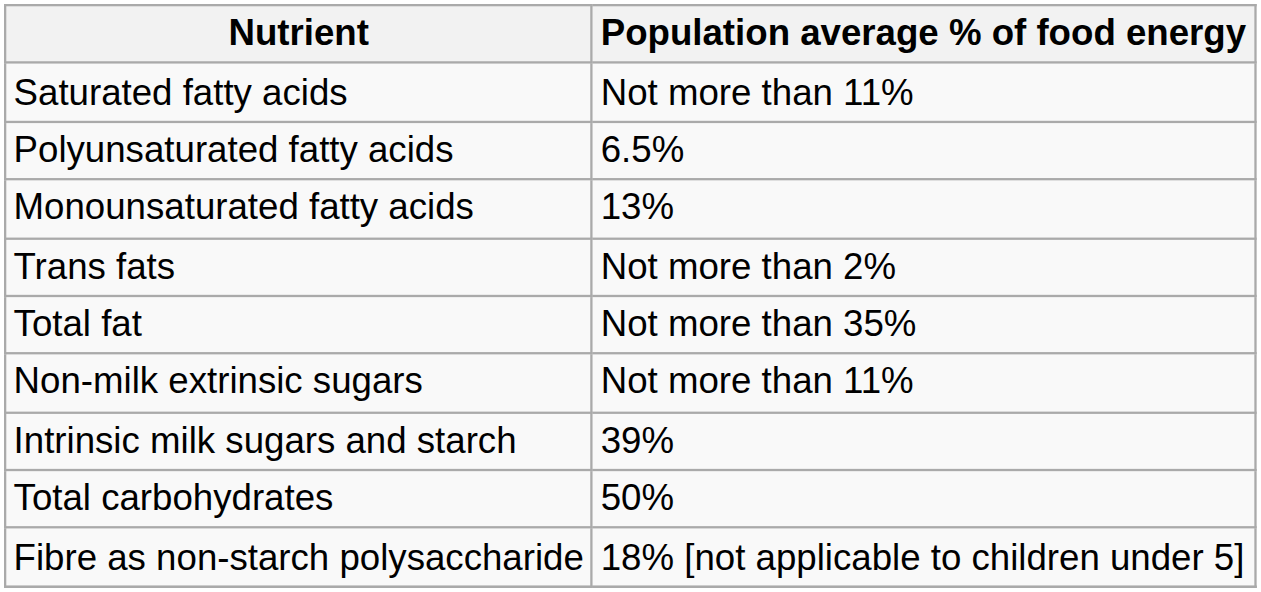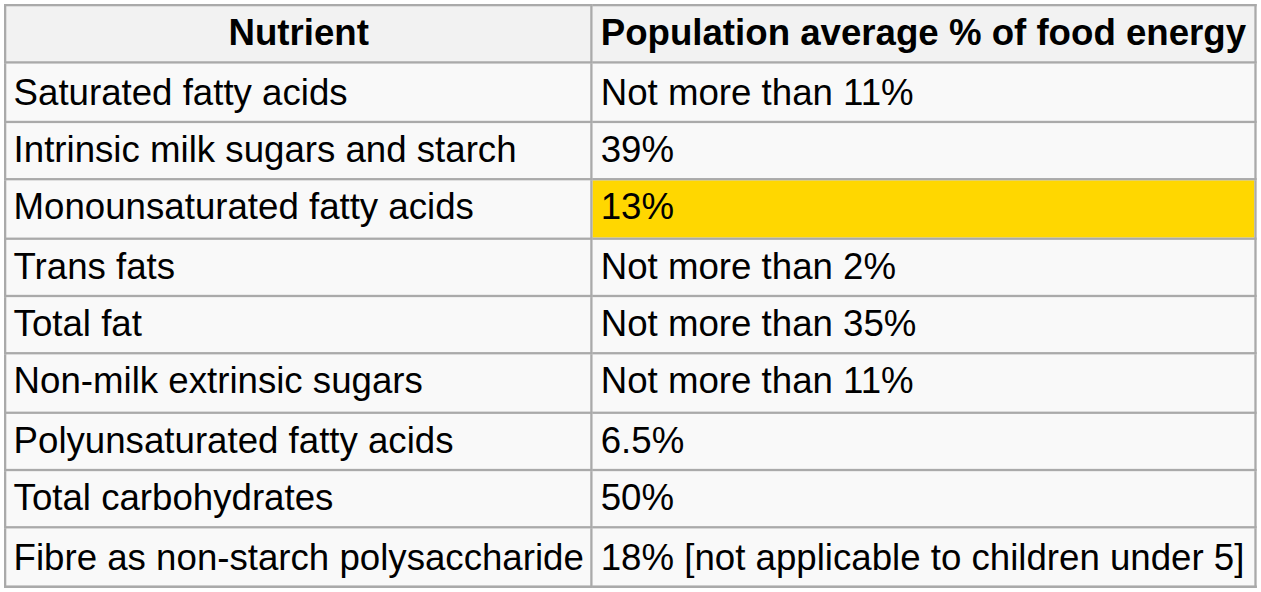rows swapped: (234, 149) <-> (265, 440)
(637, 207) no background -> (637, 207) gold background
